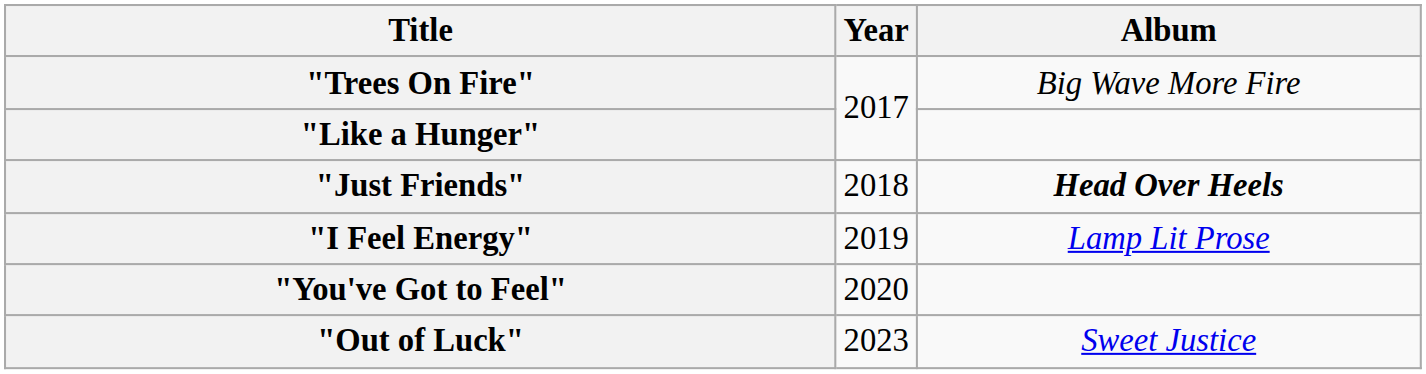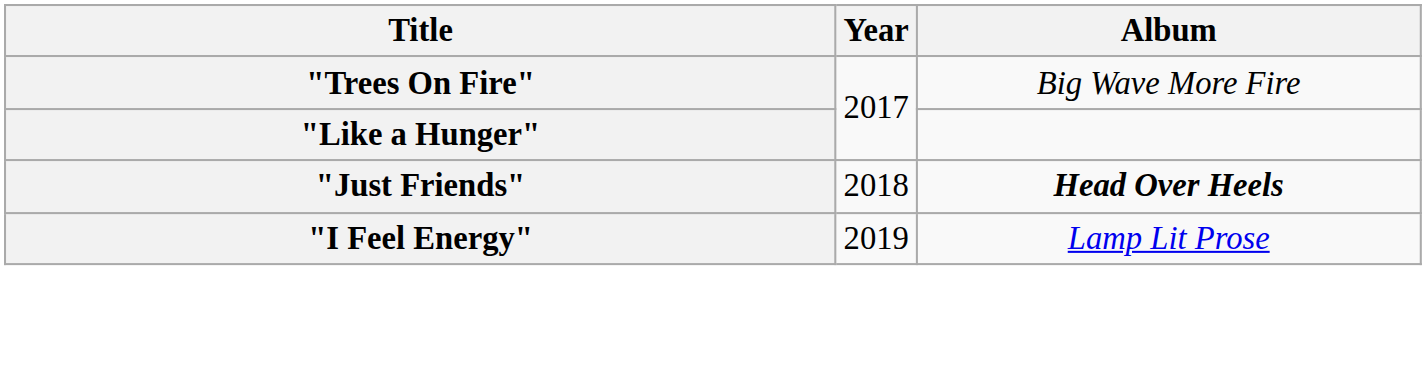- row: (421, 289)
- row: (421, 340)
